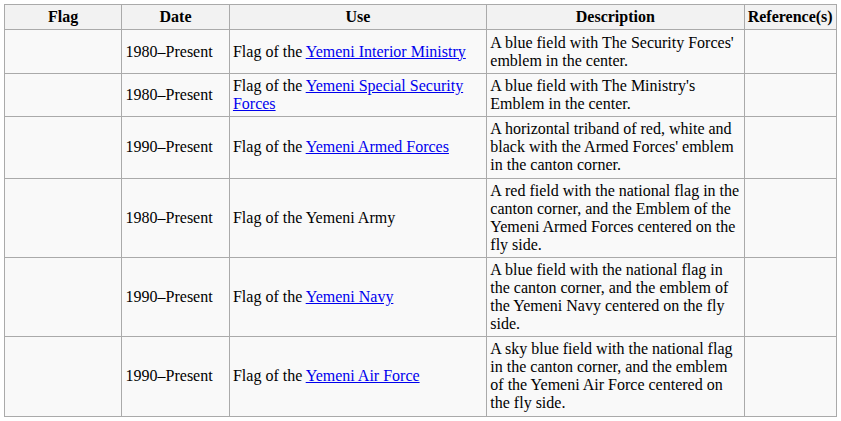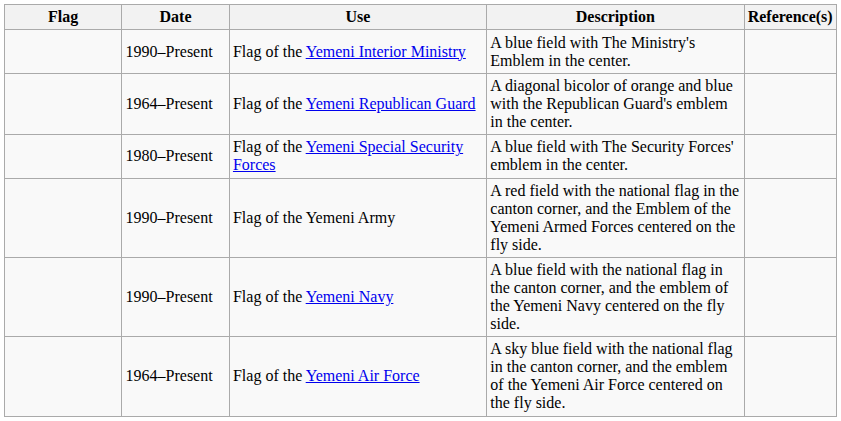(169, 51) 1980–Present -> (169, 51) 1990–Present
(612, 51) A blue field with The Security Forces' emblem in the center. -> (593, 51) A blue field with The Ministry's Emblem in the center.
+ row: (354, 103)
(593, 94) A blue field with The Ministry's Emblem in the center. -> (612, 156) A blue field with The Security Forces' emblem in the center.
- row: (341, 147)
(169, 217) 1980–Present -> (169, 217) 1990–Present
(169, 376) 1990–Present -> (169, 376) 1964–Present
